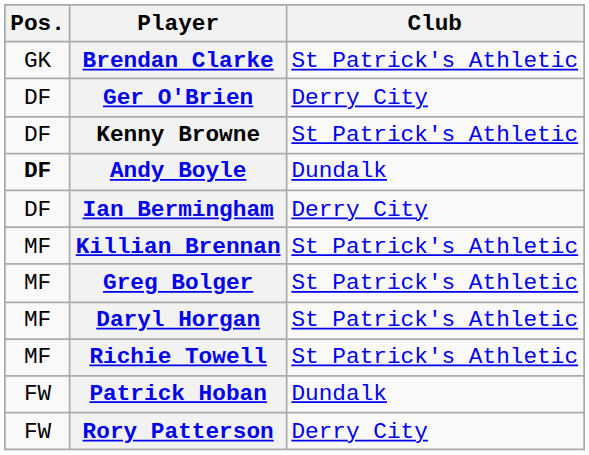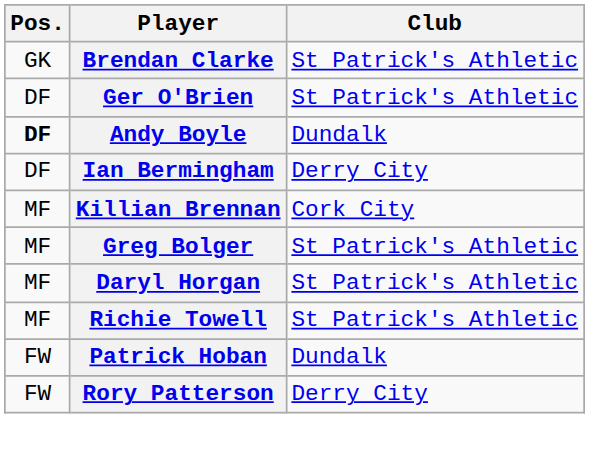(360, 98) Derry City -> (435, 98) St Patrick's Athletic
- row: (178, 135)
(435, 246) St Patrick's Athletic -> (353, 209) Cork City
